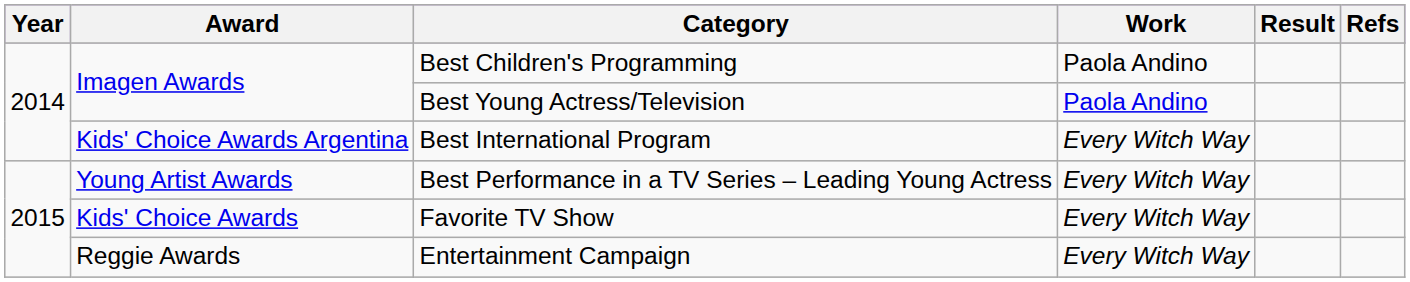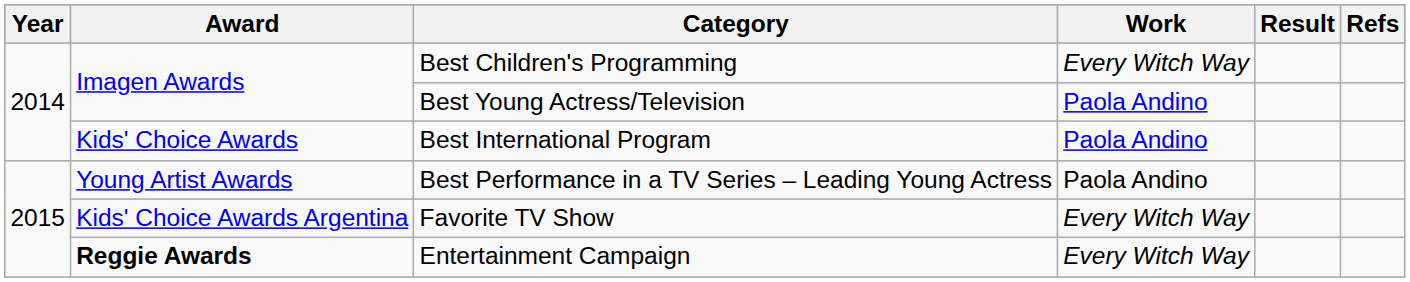(1135, 62) Paola Andino -> (1156, 62) Every Witch Way
(242, 140) Kids' Choice Awards Argentina -> (187, 140) Kids' Choice Awards
(1156, 140) Every Witch Way -> (1135, 140) Paola Andino
(1156, 179) Every Witch Way -> (1135, 179) Paola Andino
(187, 218) Kids' Choice Awards -> (242, 218) Kids' Choice Awards Argentina
(158, 256) normal -> (164, 256) bold
